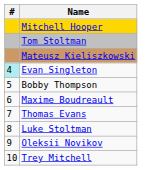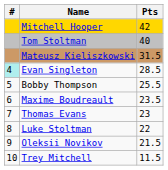+ column: (150, 12)
